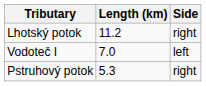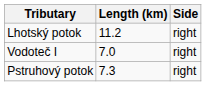(181, 52) left -> (185, 52) right
(107, 71) 5.3 -> (107, 71) 7.3
